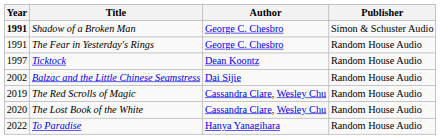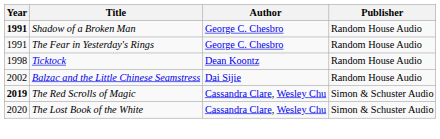(382, 28) Simon & Schuster Audio -> (376, 28) Random House Audio
(17, 61) 1997 -> (17, 61) 1998
(17, 93) normal -> (17, 93) bold
(376, 93) Random House Audio -> (382, 93) Simon & Schuster Audio
(376, 110) Random House Audio -> (382, 110) Simon & Schuster Audio
- row: (57, 126)
